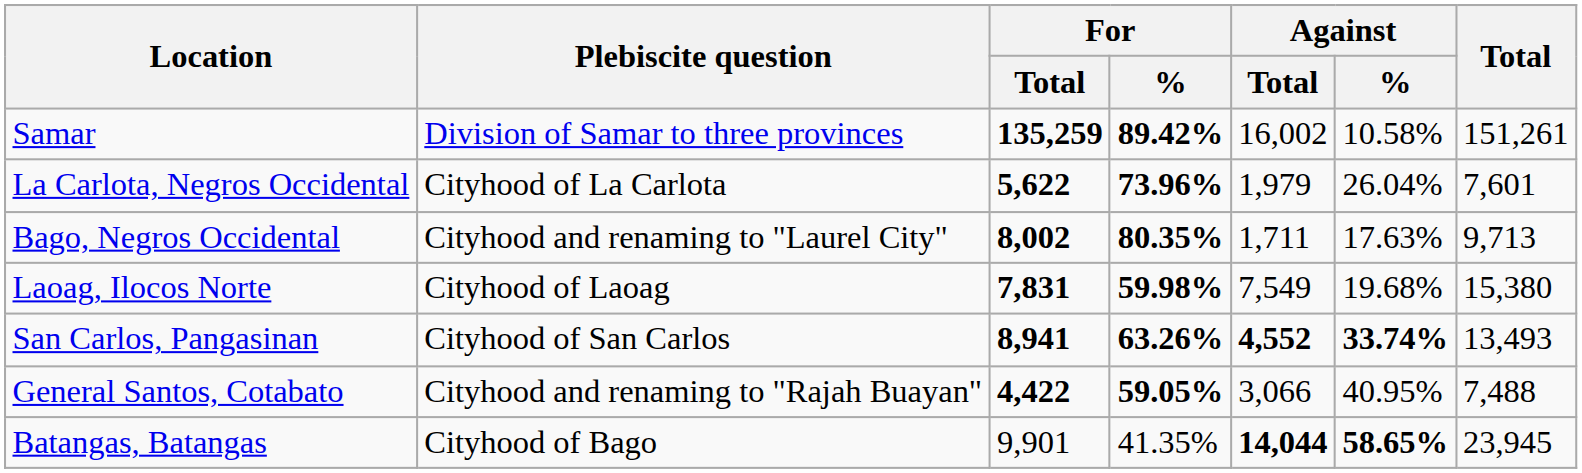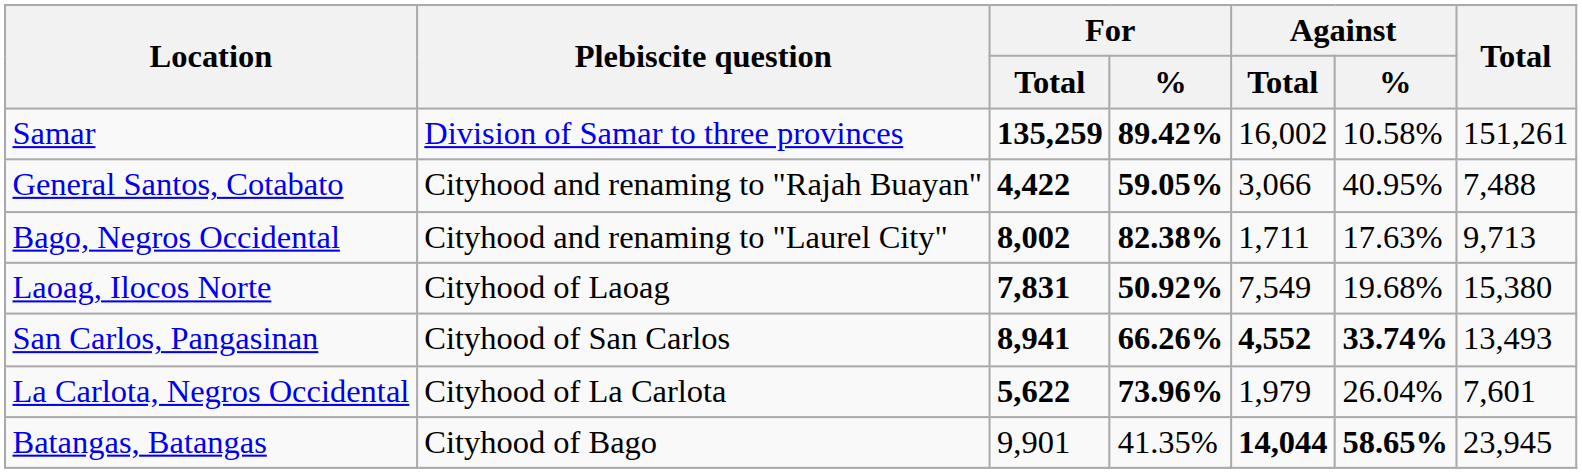rows swapped: (211, 184) <-> (178, 390)
(1170, 236) 80.35% -> (1170, 236) 82.38%
(1170, 287) 59.98% -> (1170, 287) 50.92%
(1170, 339) 63.26% -> (1170, 339) 66.26%
